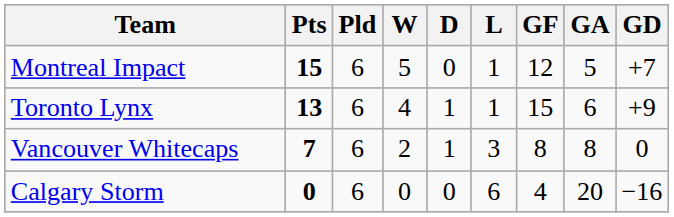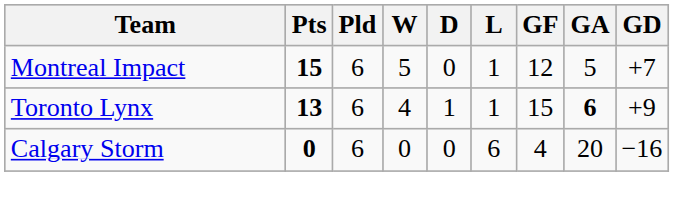(590, 107) normal -> (590, 107) bold
- row: (125, 149)
